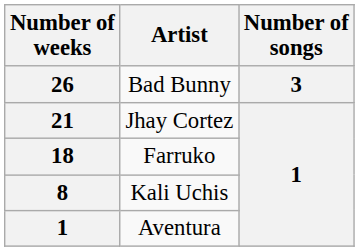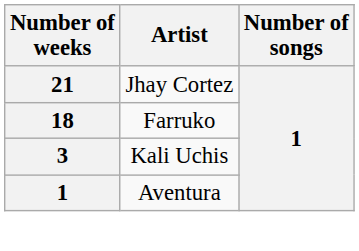- row: (179, 84)
(62, 192) 8 -> (62, 156) 3
